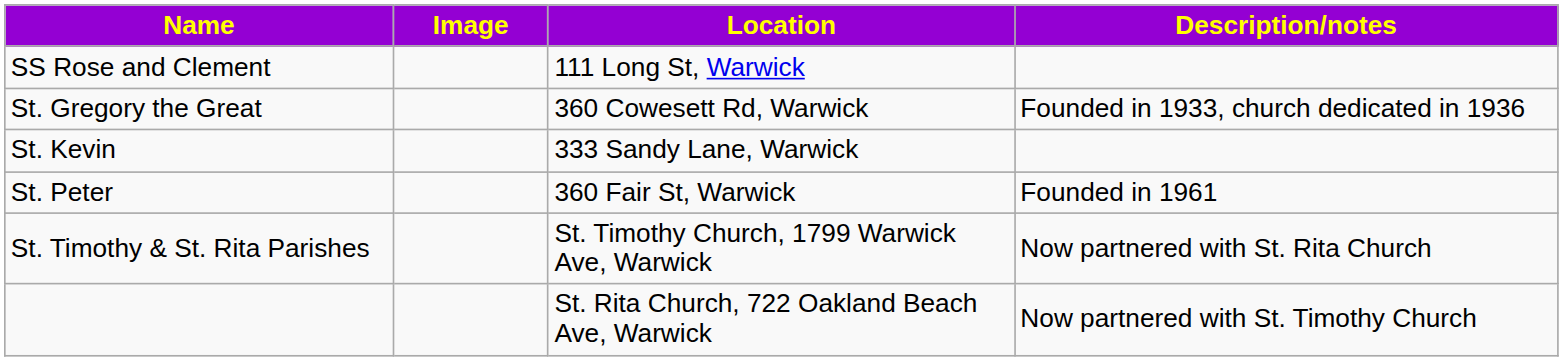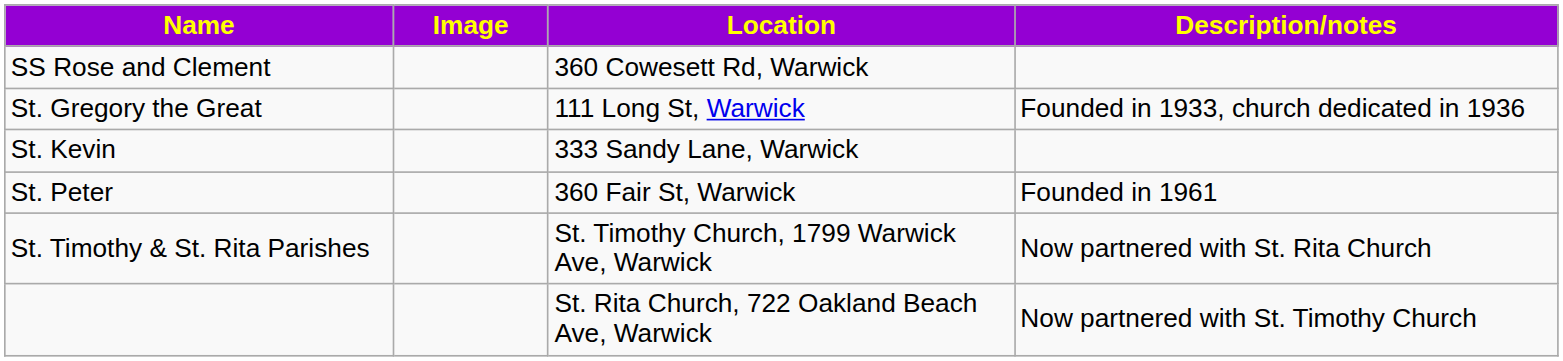(680, 66) 111 Long St, Warwick -> (711, 66) 360 Cowesett Rd, Warwick
(711, 108) 360 Cowesett Rd, Warwick -> (680, 108) 111 Long St, Warwick
